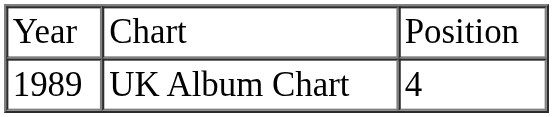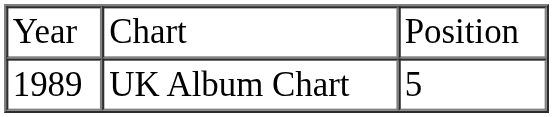(413, 84) 4 -> (413, 84) 5
